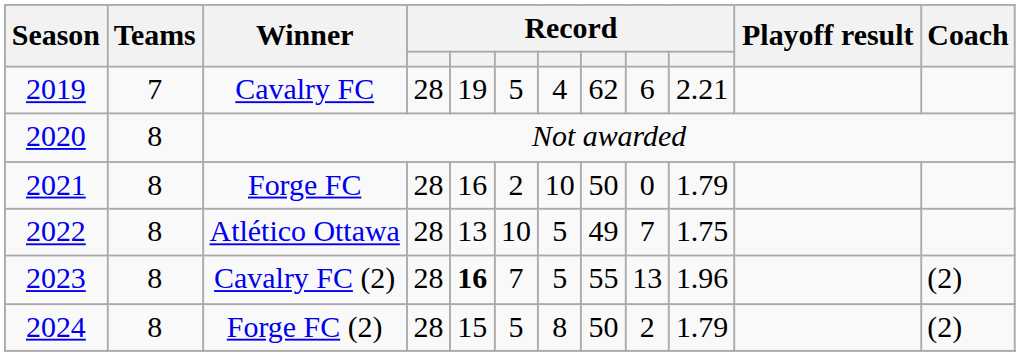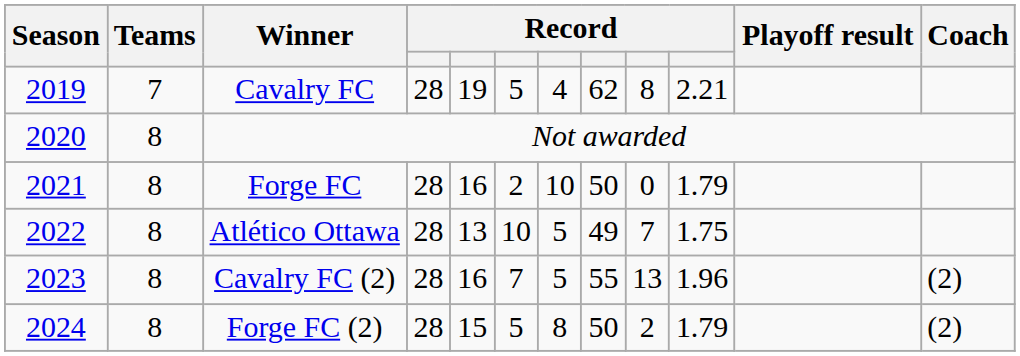(647, 89) 6 -> (647, 89) 8
(472, 279) bold -> (472, 279) normal
